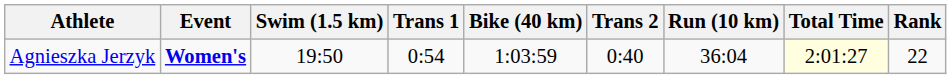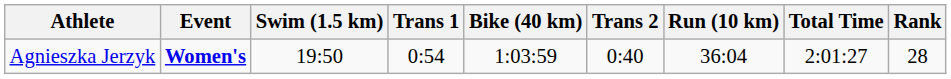(836, 55) lightyellow background -> (836, 55) no background
(917, 55) 22 -> (917, 55) 28
